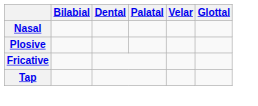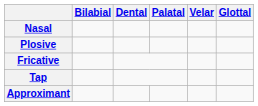+ row: (38, 93)
